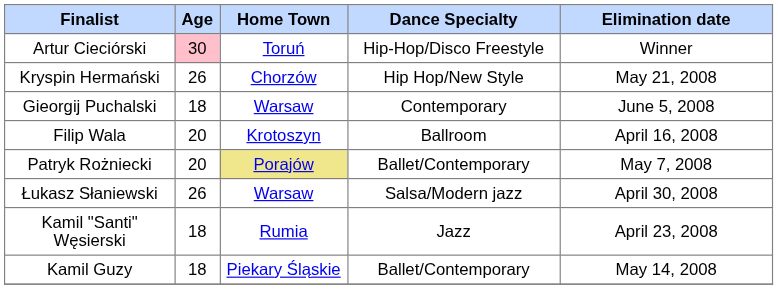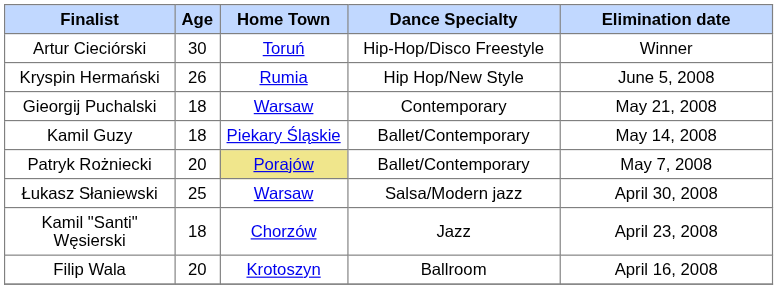(197, 48) pink background -> (197, 48) no background
(284, 77) Chorzów -> (284, 77) Rumia
(666, 77) May 21, 2008 -> (666, 77) June 5, 2008
(666, 106) June 5, 2008 -> (666, 106) May 21, 2008
rows swapped: (90, 270) <-> (90, 135)
(197, 193) 26 -> (197, 193) 25
(284, 231) Rumia -> (284, 231) Chorzów
